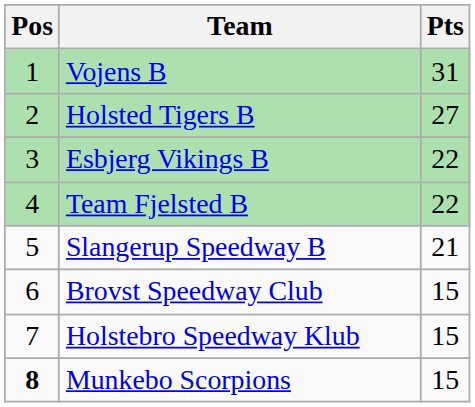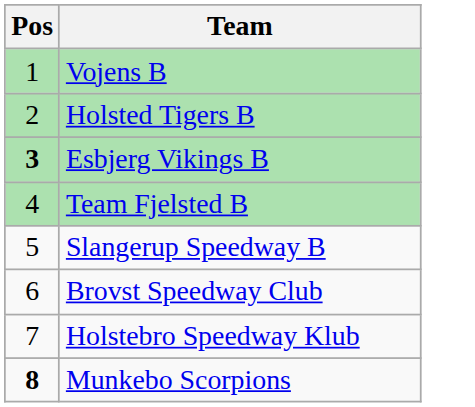- column: (445, 26)
(32, 159) normal -> (32, 159) bold
